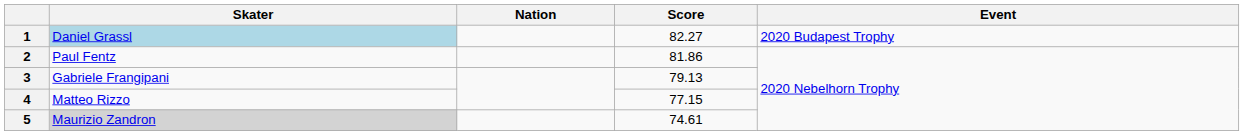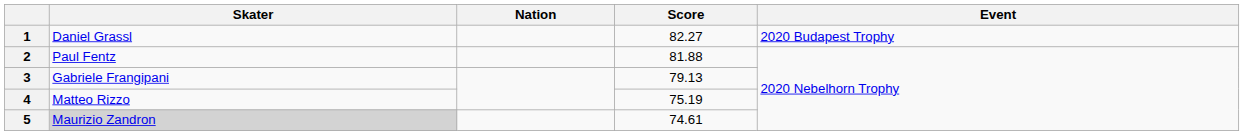(92, 36) lightblue background -> (92, 36) no background
(686, 57) 81.86 -> (686, 57) 81.88
(686, 99) 77.15 -> (686, 99) 75.19
